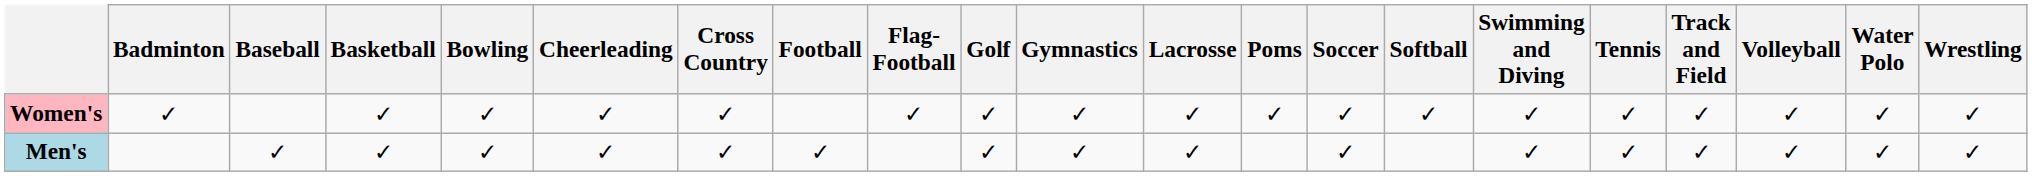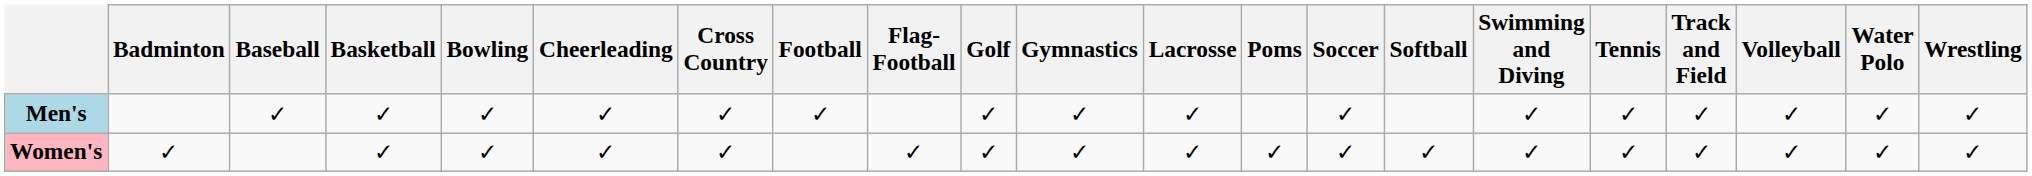rows swapped: (56, 151) <-> (56, 113)
